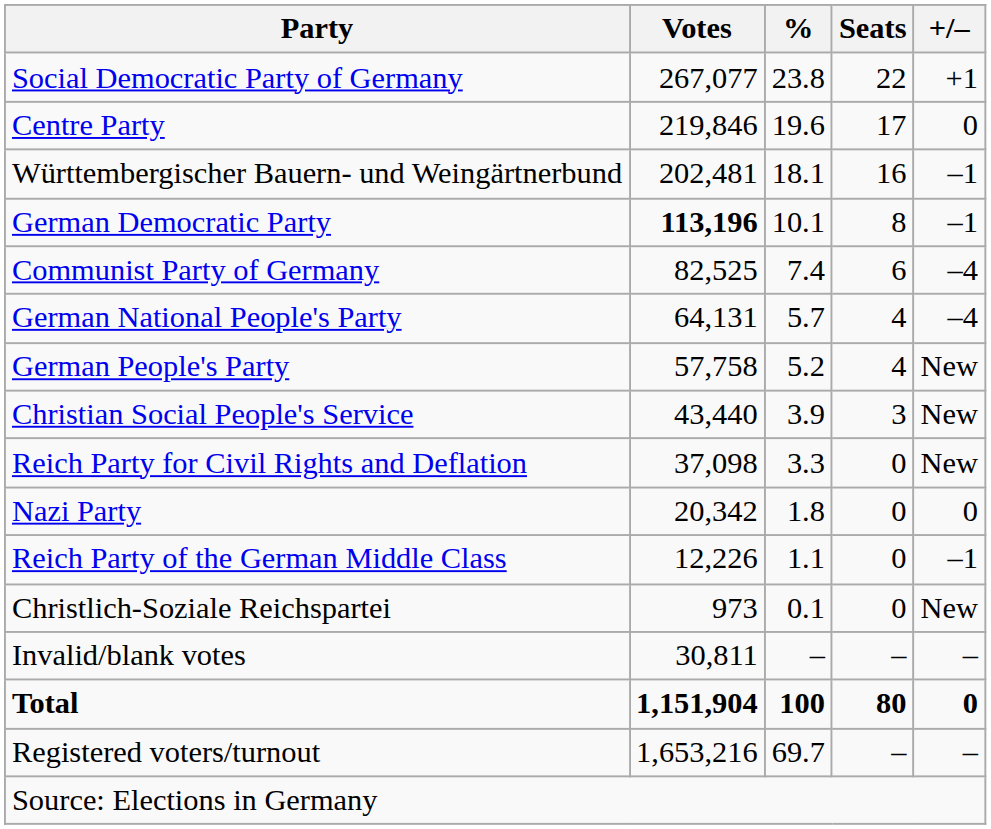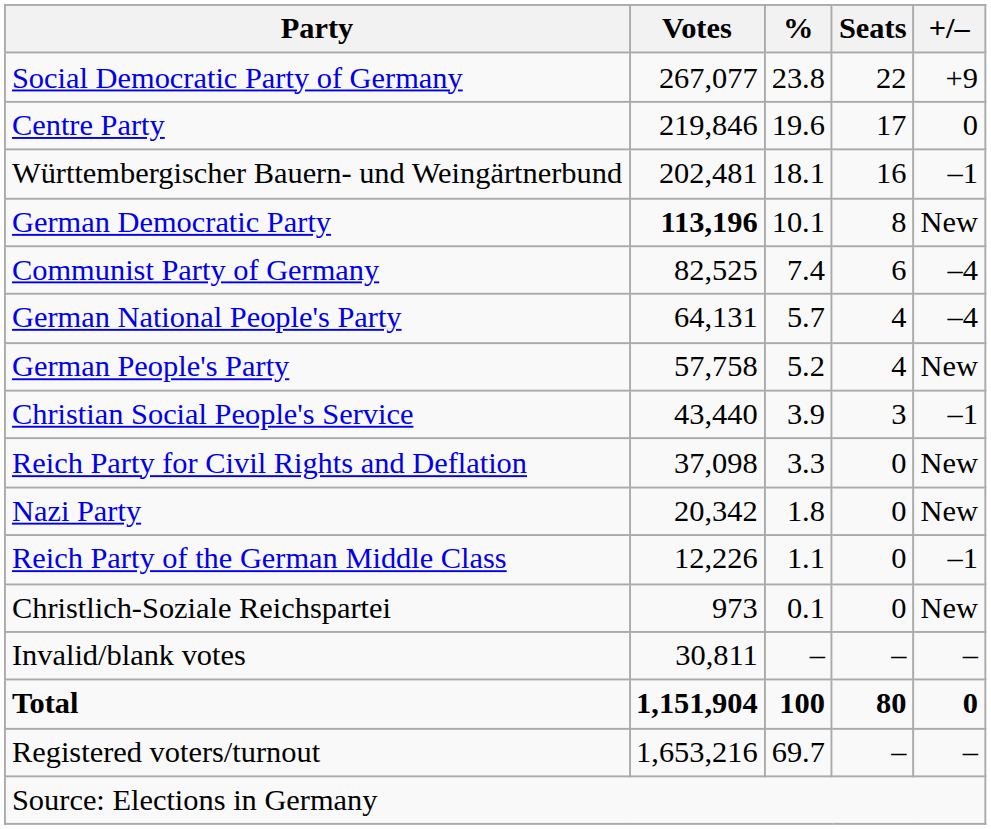(962, 76) +1 -> (962, 76) +9
(963, 221) –1 -> (949, 221) New
(949, 414) New -> (963, 414) –1
(970, 510) 0 -> (949, 510) New
